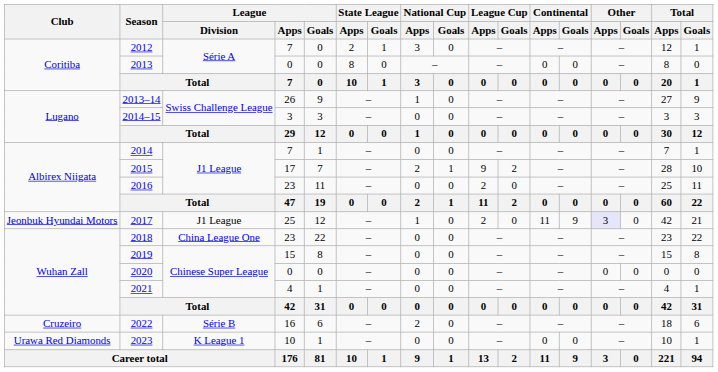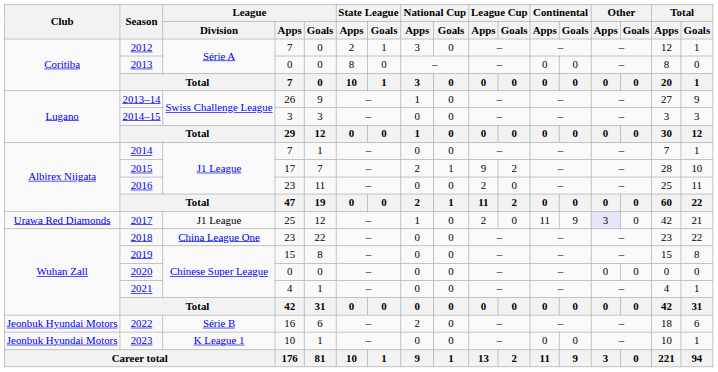(62, 220) Jeonbuk Hyundai Motors -> (62, 220) Urawa Red Diamonds
(62, 323) Cruzeiro -> (62, 323) Jeonbuk Hyundai Motors
(62, 340) Urawa Red Diamonds -> (62, 340) Jeonbuk Hyundai Motors
